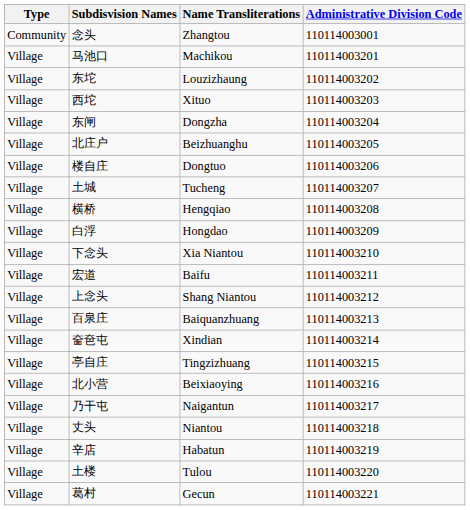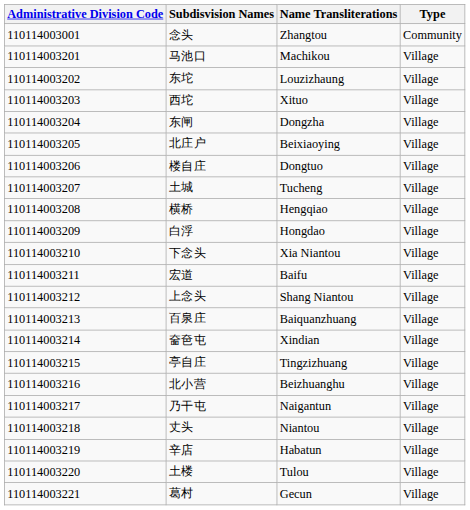columns swapped: (384, 14) <-> (37, 14)
(215, 144) Beizhuanghu -> (310, 144) Beixiaoying
(213, 384) Beixiaoying -> (312, 384) Beizhuanghu
